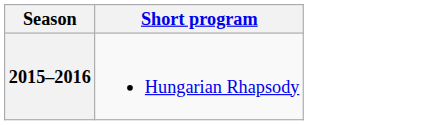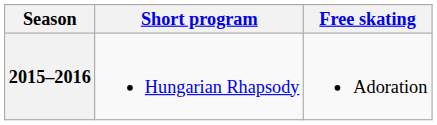+ column: (368, 18)
